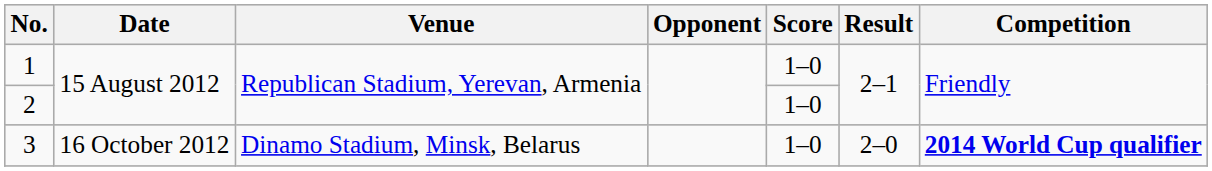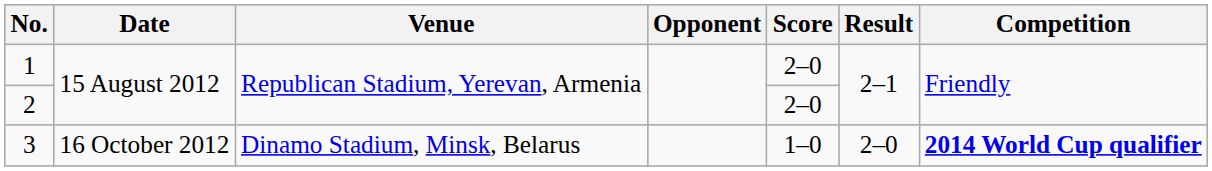(803, 64) 1–0 -> (803, 64) 2–0
(803, 104) 1–0 -> (803, 104) 2–0
